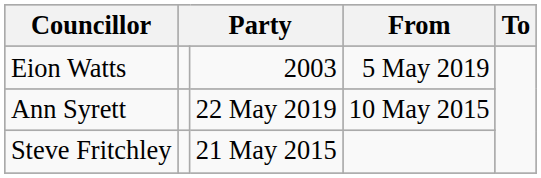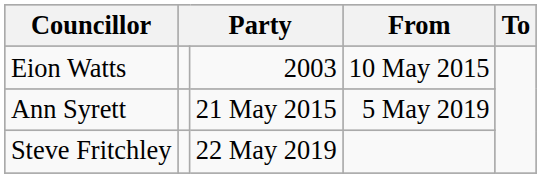(426, 67) 5 May 2019 -> (419, 67) 10 May 2015
(266, 109) 22 May 2019 -> (266, 109) 21 May 2015
(419, 109) 10 May 2015 -> (426, 109) 5 May 2019
(266, 151) 21 May 2015 -> (266, 151) 22 May 2019
